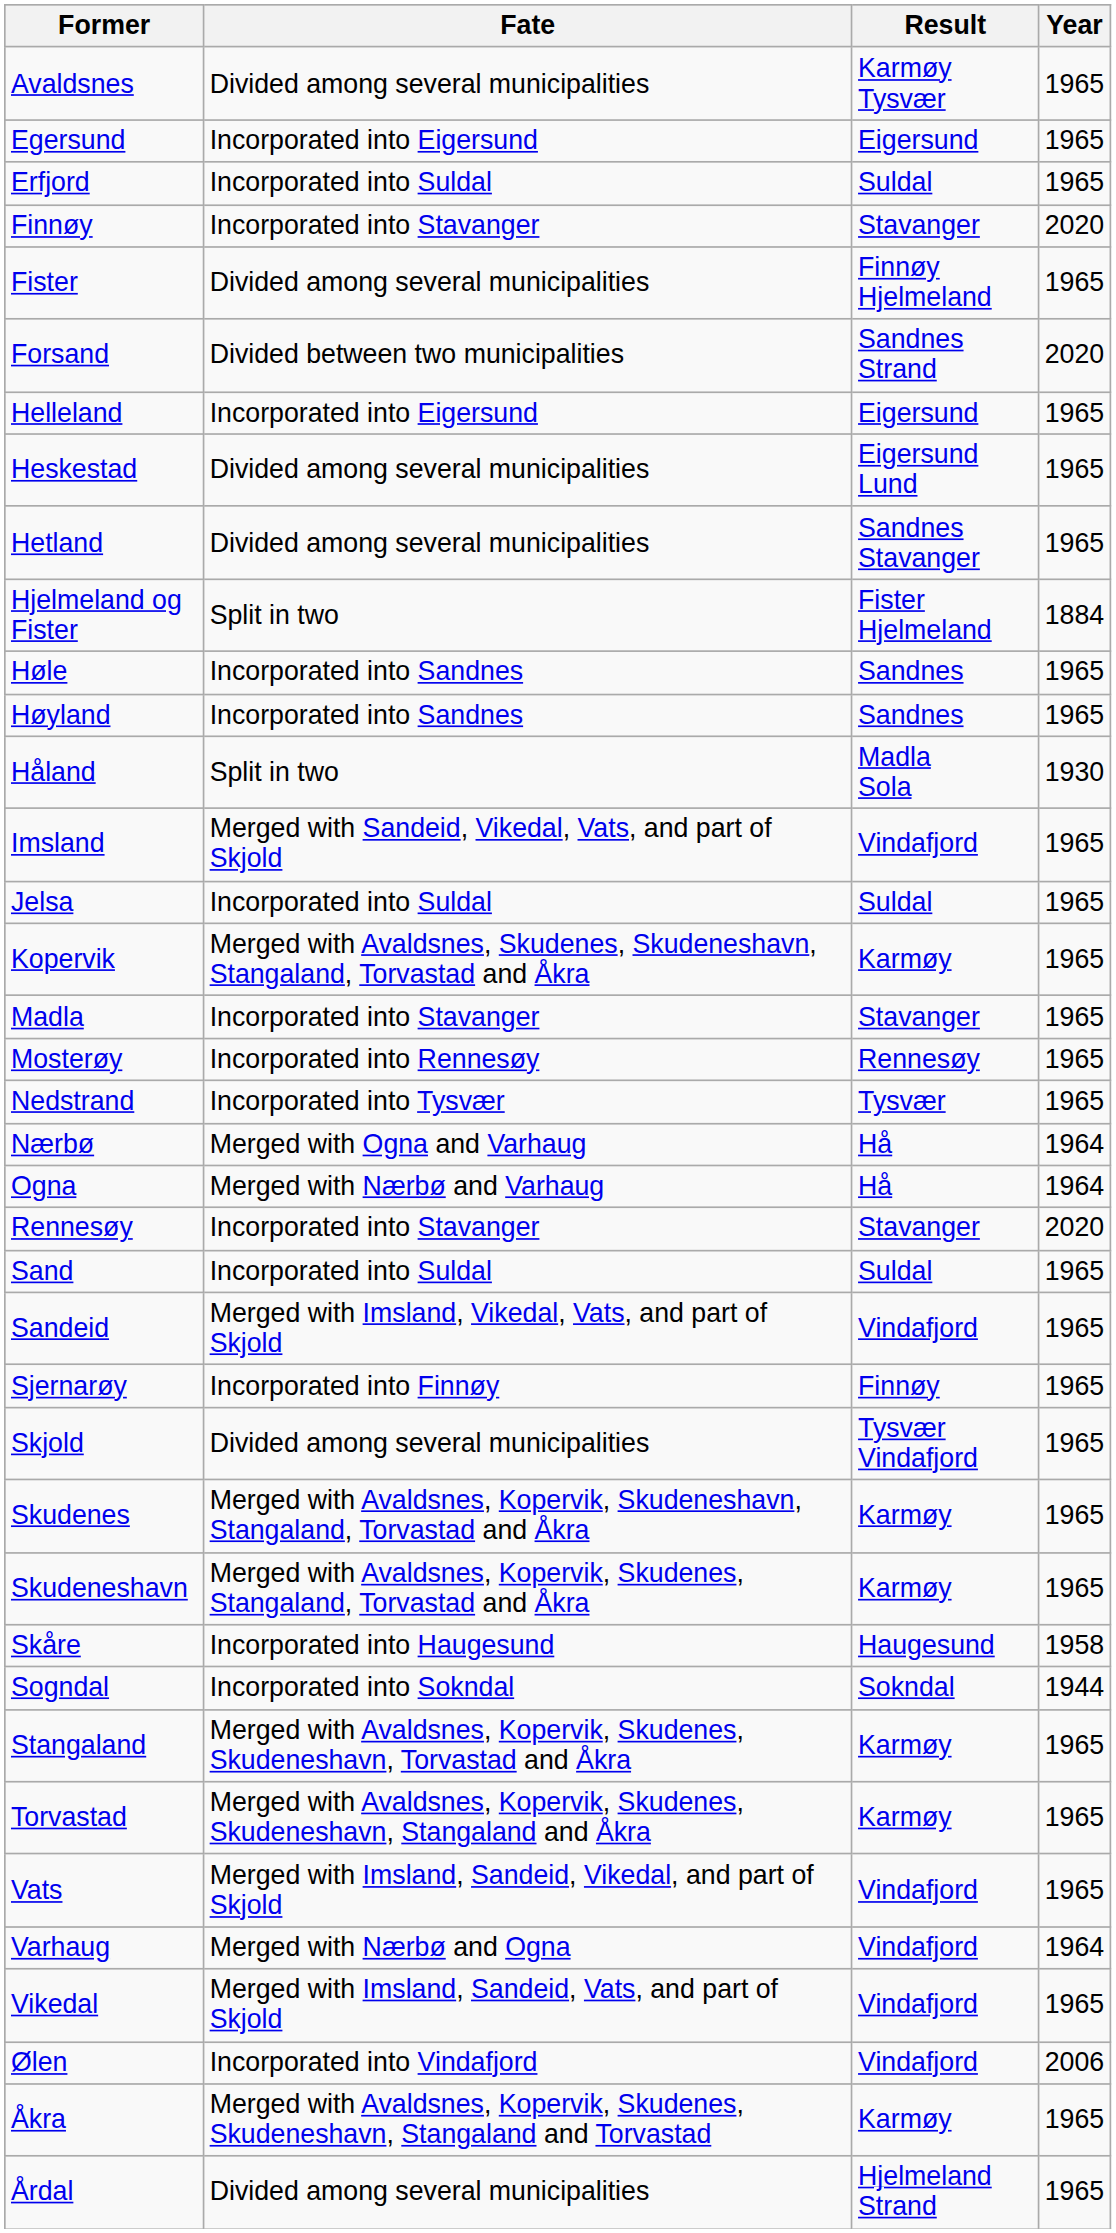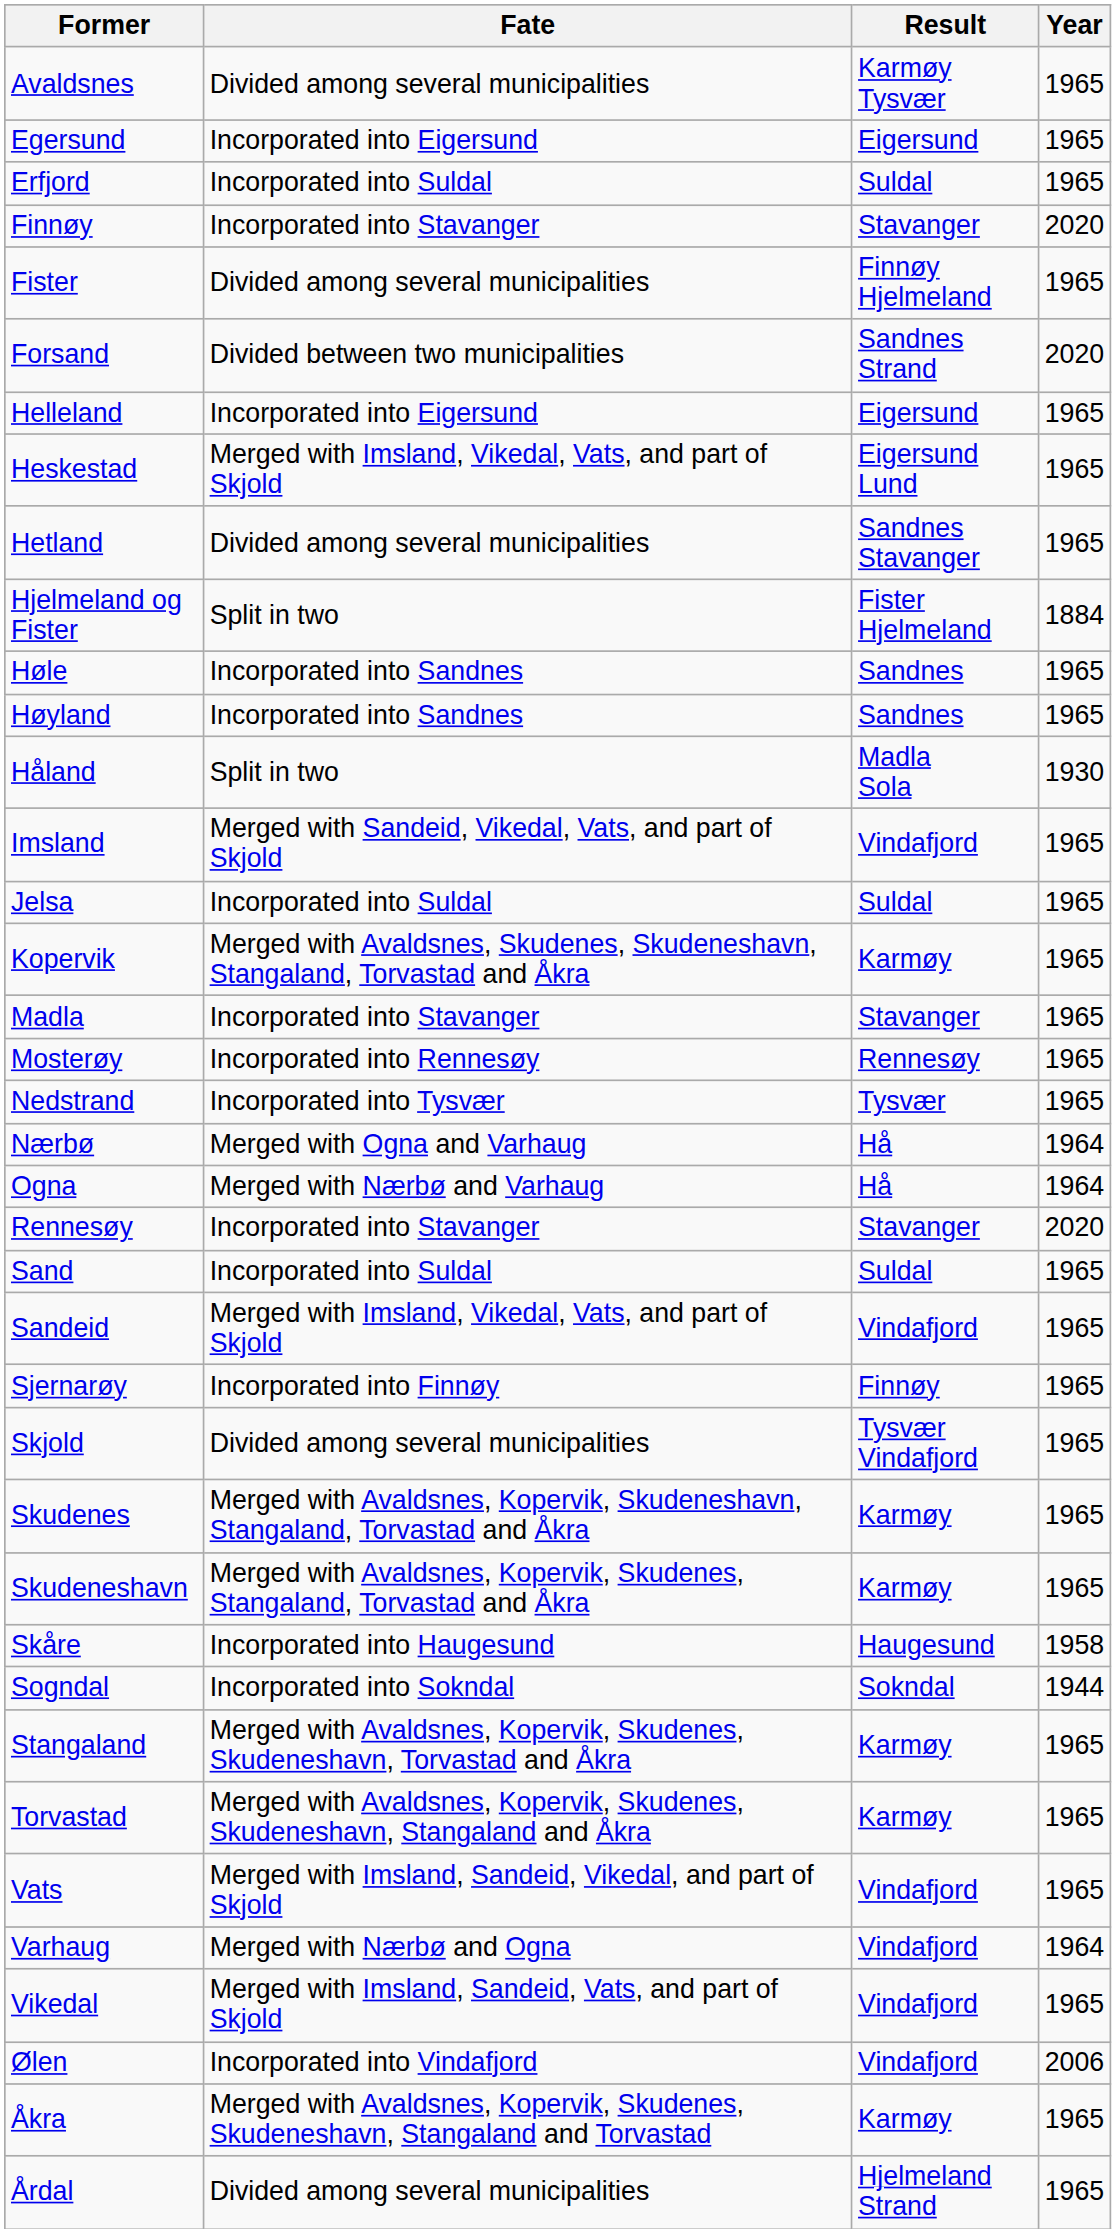(429, 469) Divided among several municipalities -> (488, 469) Merged with Imsland, Vikedal, Vats, and part of Skjold
